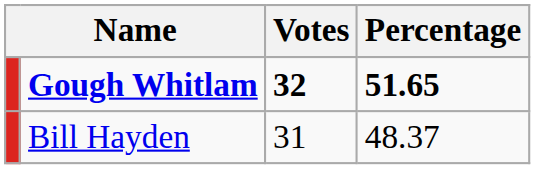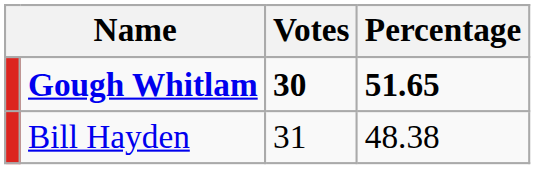(290, 83) 32 -> (290, 83) 30
(402, 136) 48.37 -> (402, 136) 48.38
